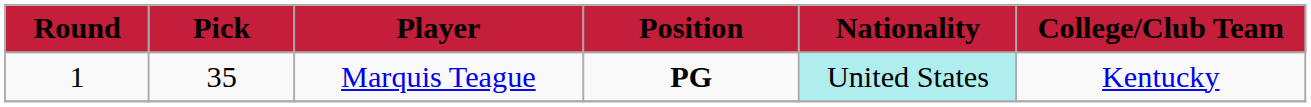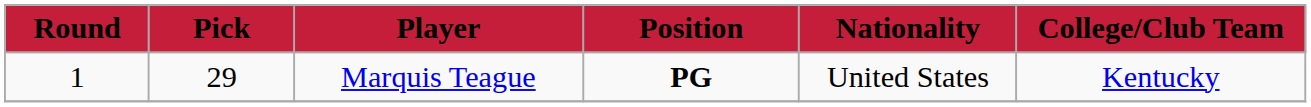(222, 76) 35 -> (222, 76) 29
(908, 76) paleturquoise background -> (908, 76) no background
